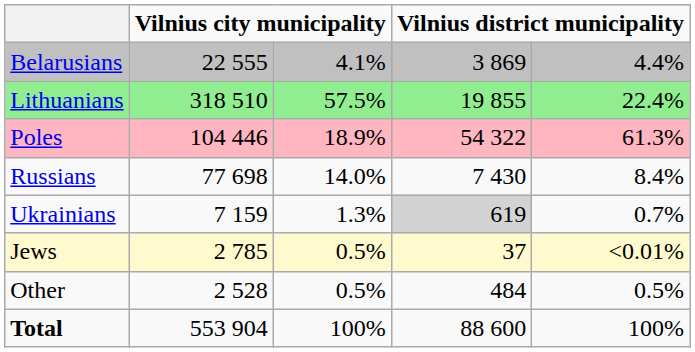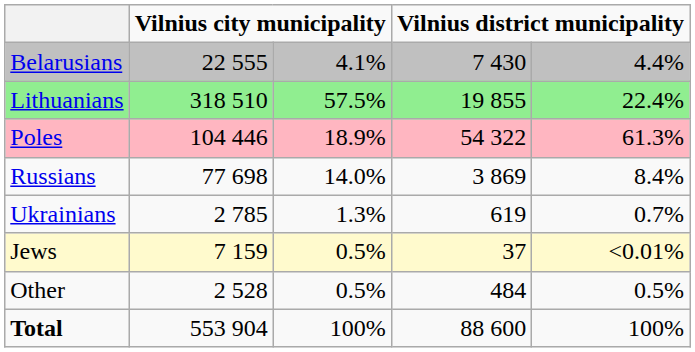(499, 61) 3 869 -> (499, 61) 7 430
(499, 175) 7 430 -> (499, 175) 3 869
(241, 213) 7 159 -> (241, 213) 2 785
(508, 213) lightgrey background -> (508, 213) no background
(241, 251) 2 785 -> (241, 251) 7 159
